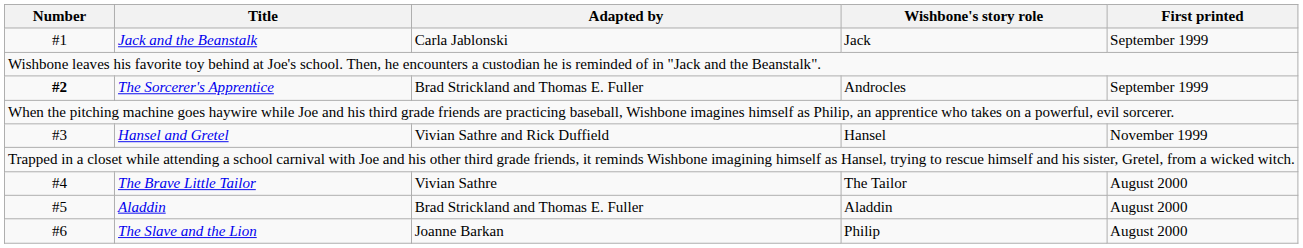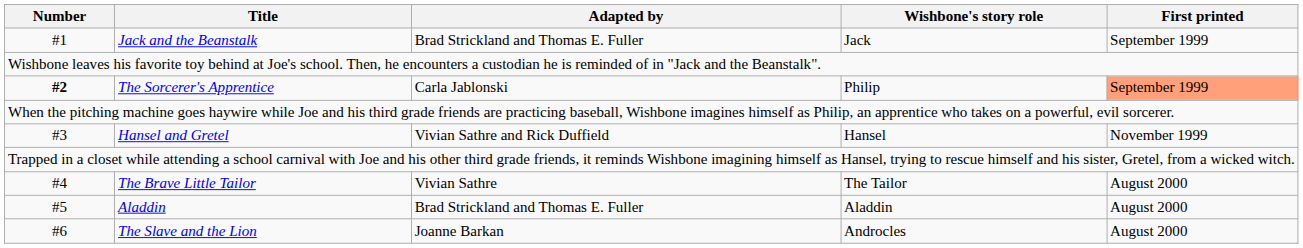(461, 40) Carla Jablonski -> (529, 40) Brad Strickland and Thomas E. Fuller
(529, 87) Brad Strickland and Thomas E. Fuller -> (461, 87) Carla Jablonski
(875, 87) Androcles -> (862, 87) Philip
(1159, 87) no background -> (1159, 87) lightsalmon background
(862, 231) Philip -> (875, 231) Androcles
